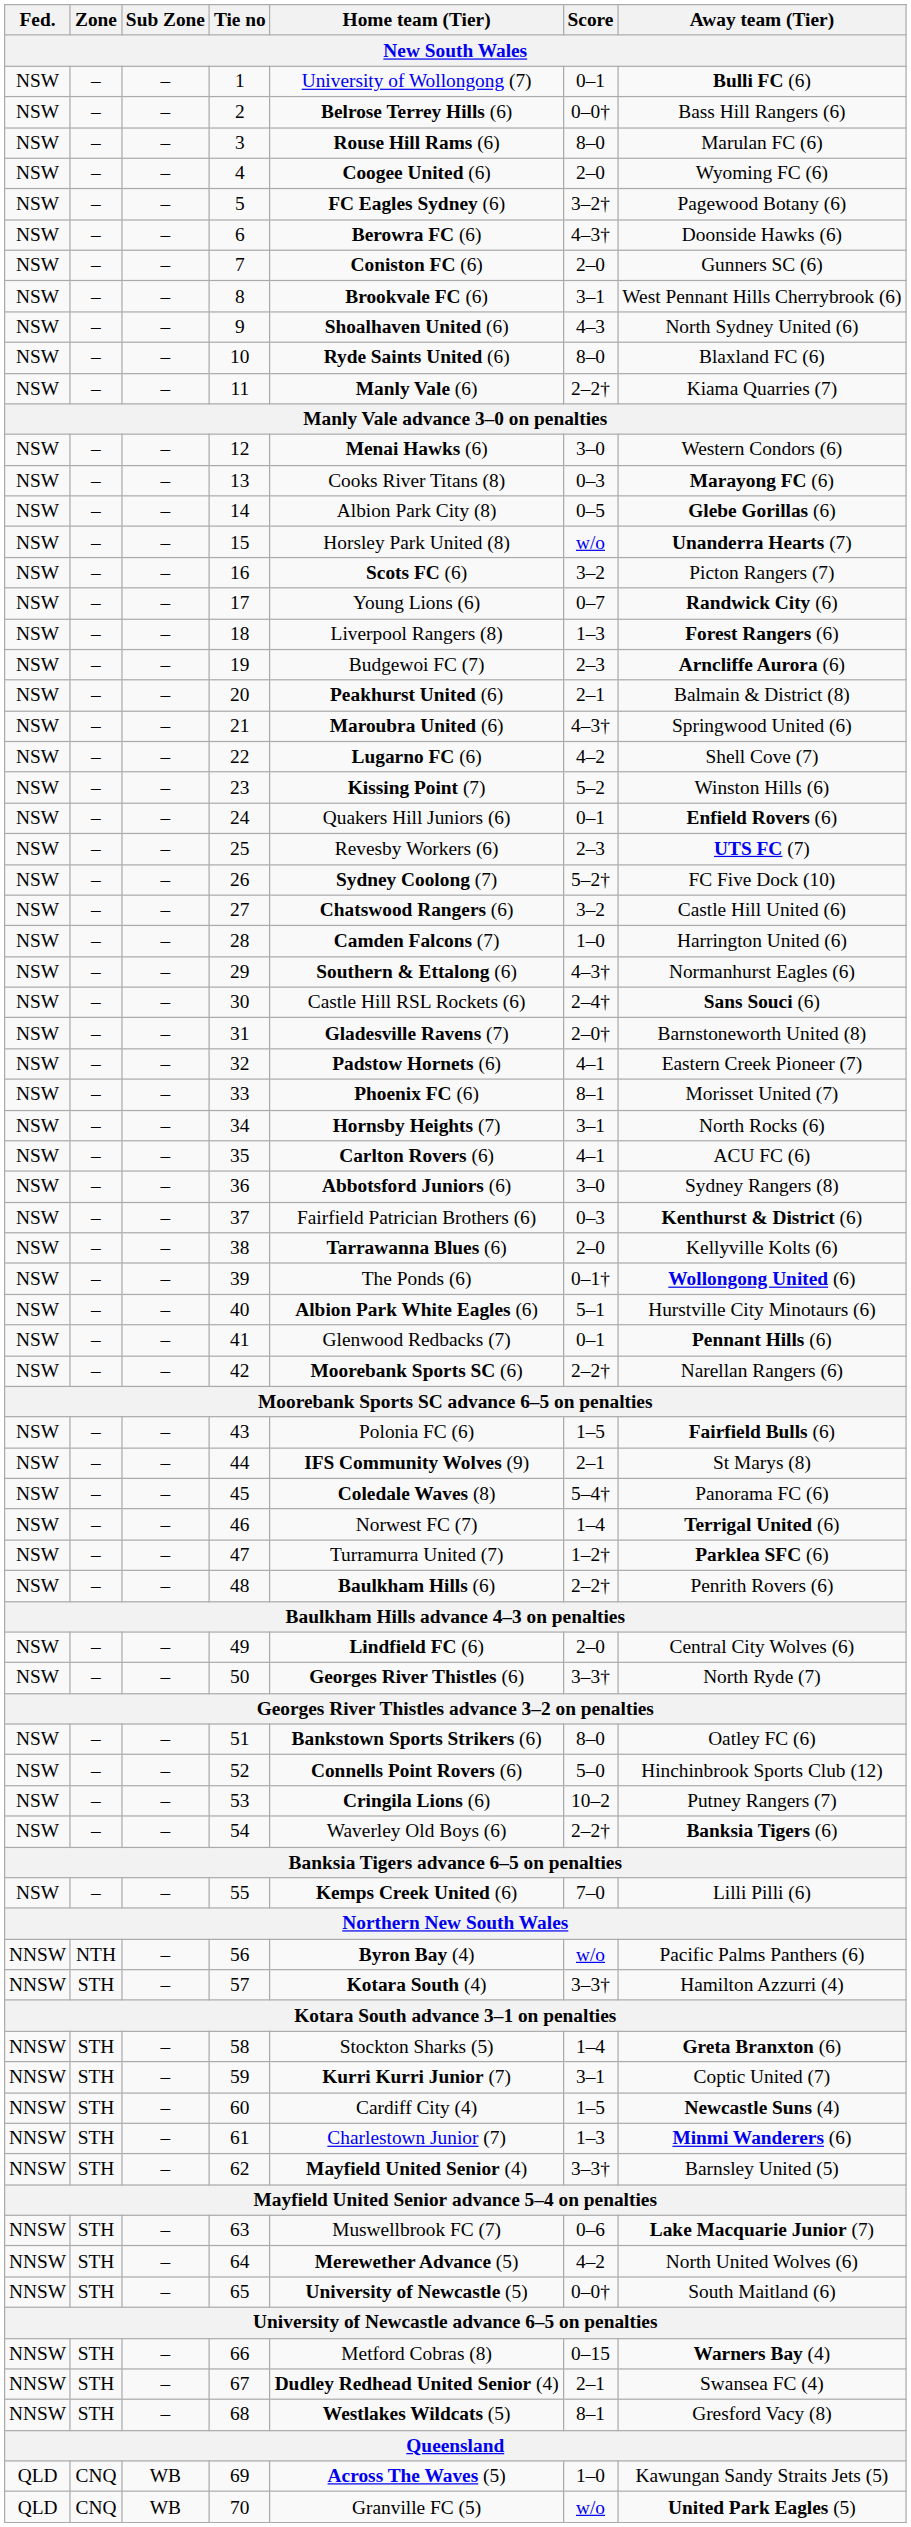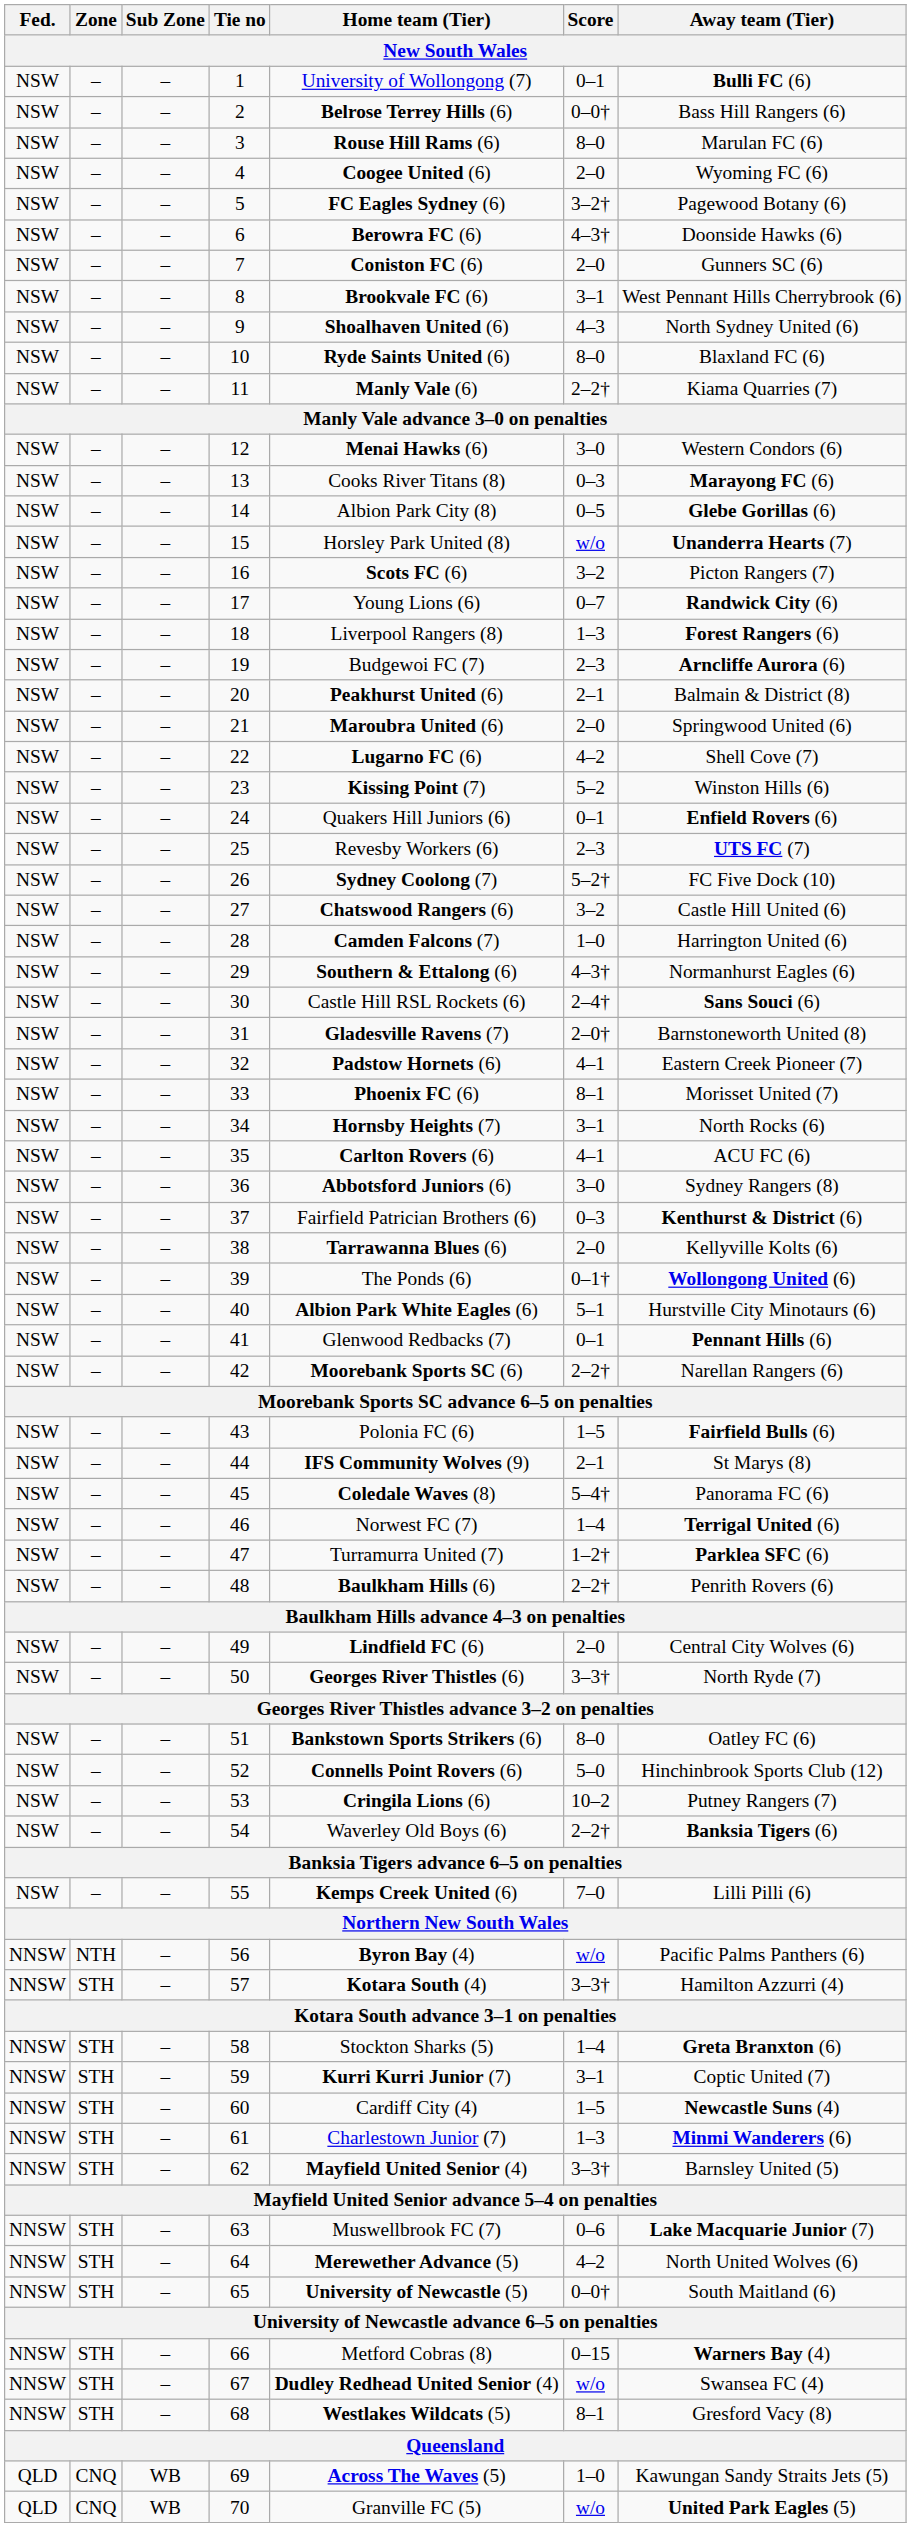(590, 726) 4–3† -> (590, 726) 2–0
(590, 2384) 2–1 -> (590, 2384) w/o
